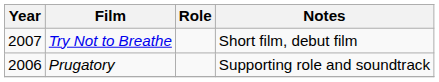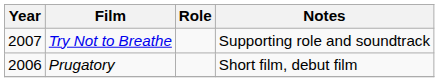(288, 40) Short film, debut film -> (324, 40) Supporting role and soundtrack
(324, 64) Supporting role and soundtrack -> (288, 64) Short film, debut film
